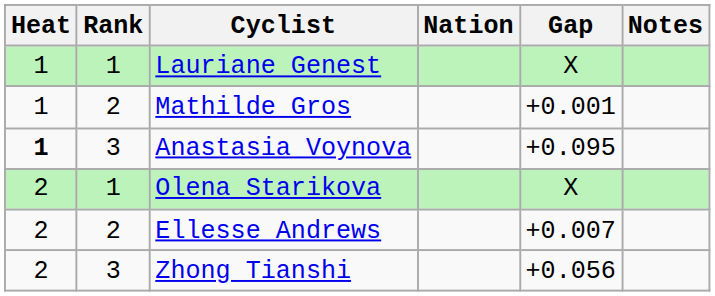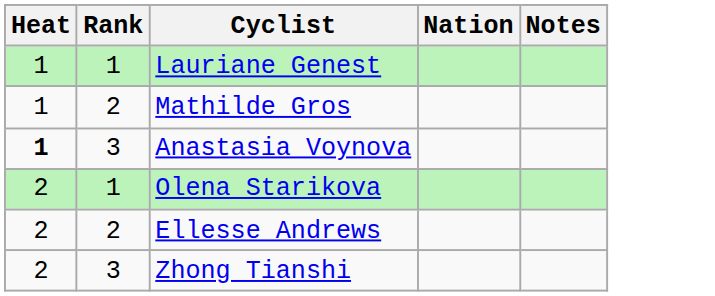- column: (571, 25)
